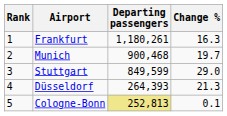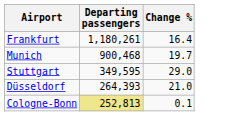- column: (18, 18)
(208, 39) 16.3 -> (180, 39) 16.4
(148, 71) 849,599 -> (120, 71) 349,595
(208, 87) 21.3 -> (180, 87) 21.0
